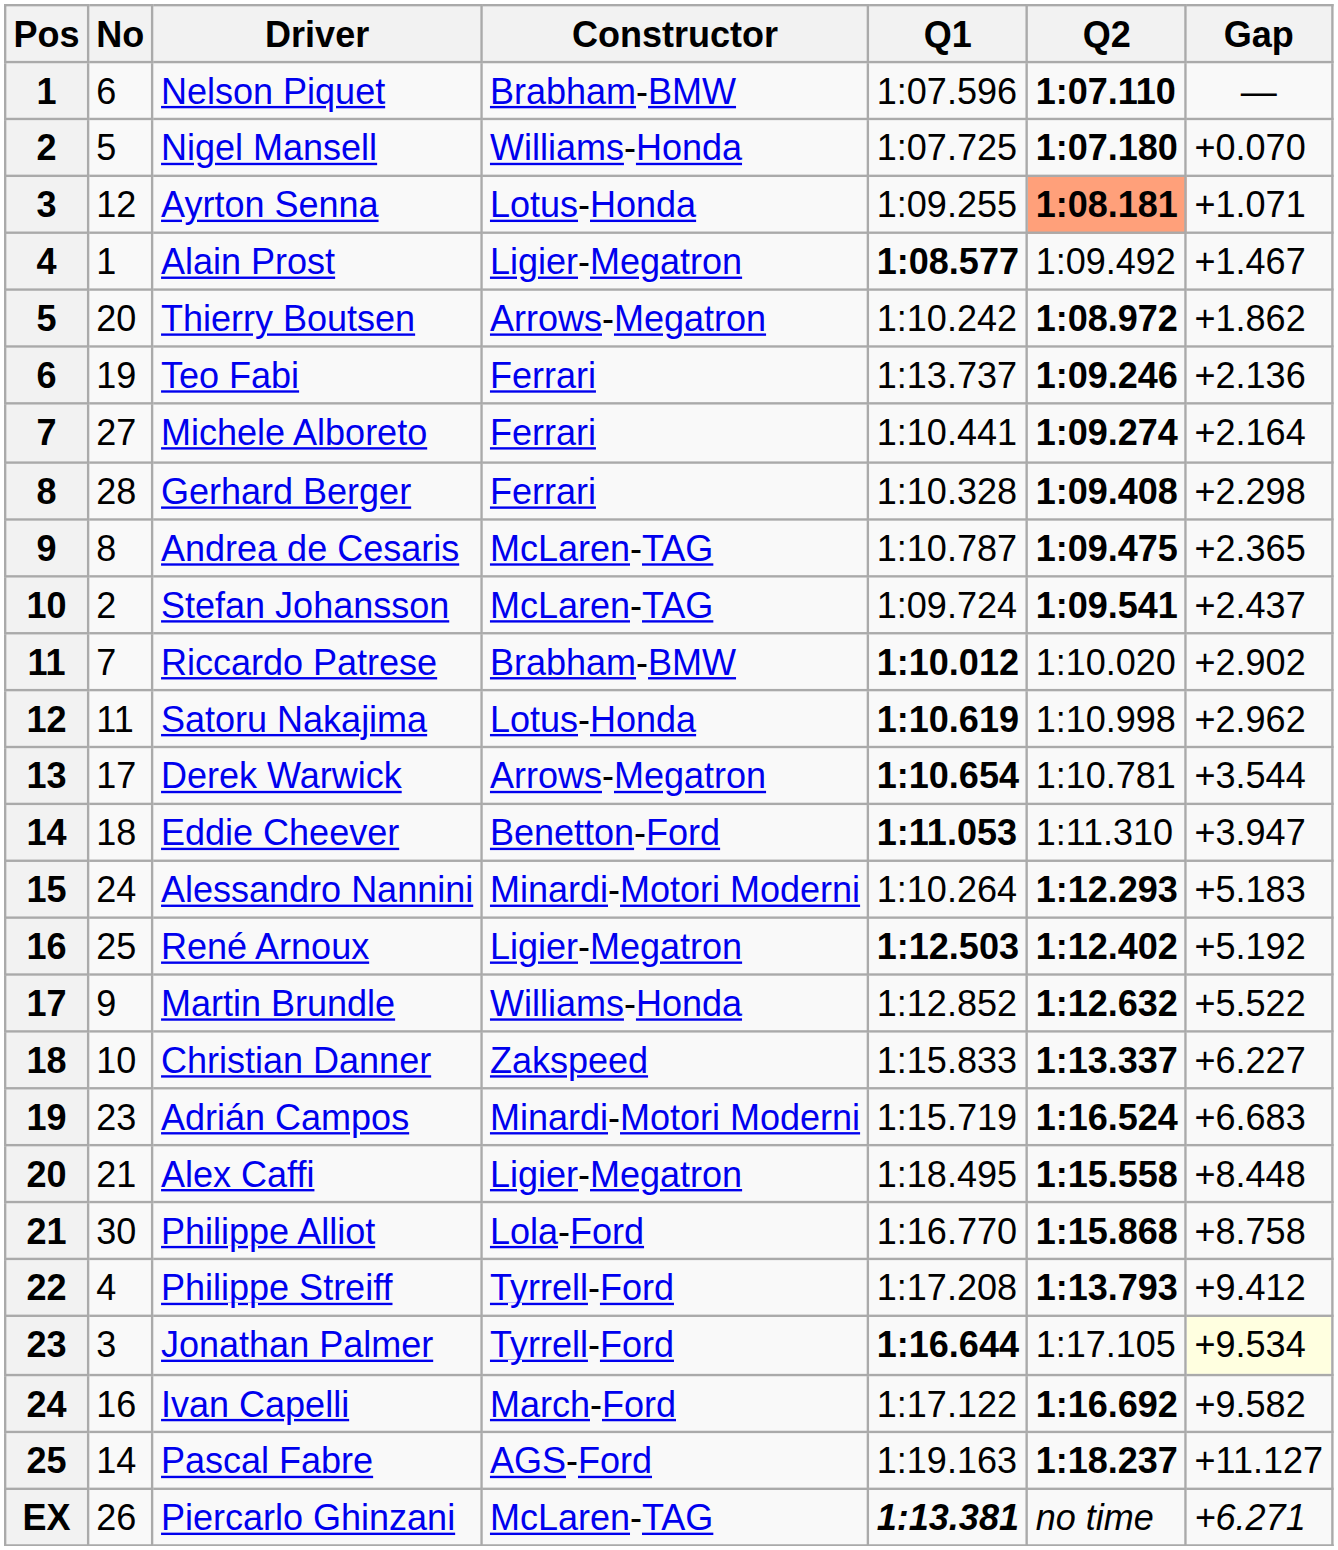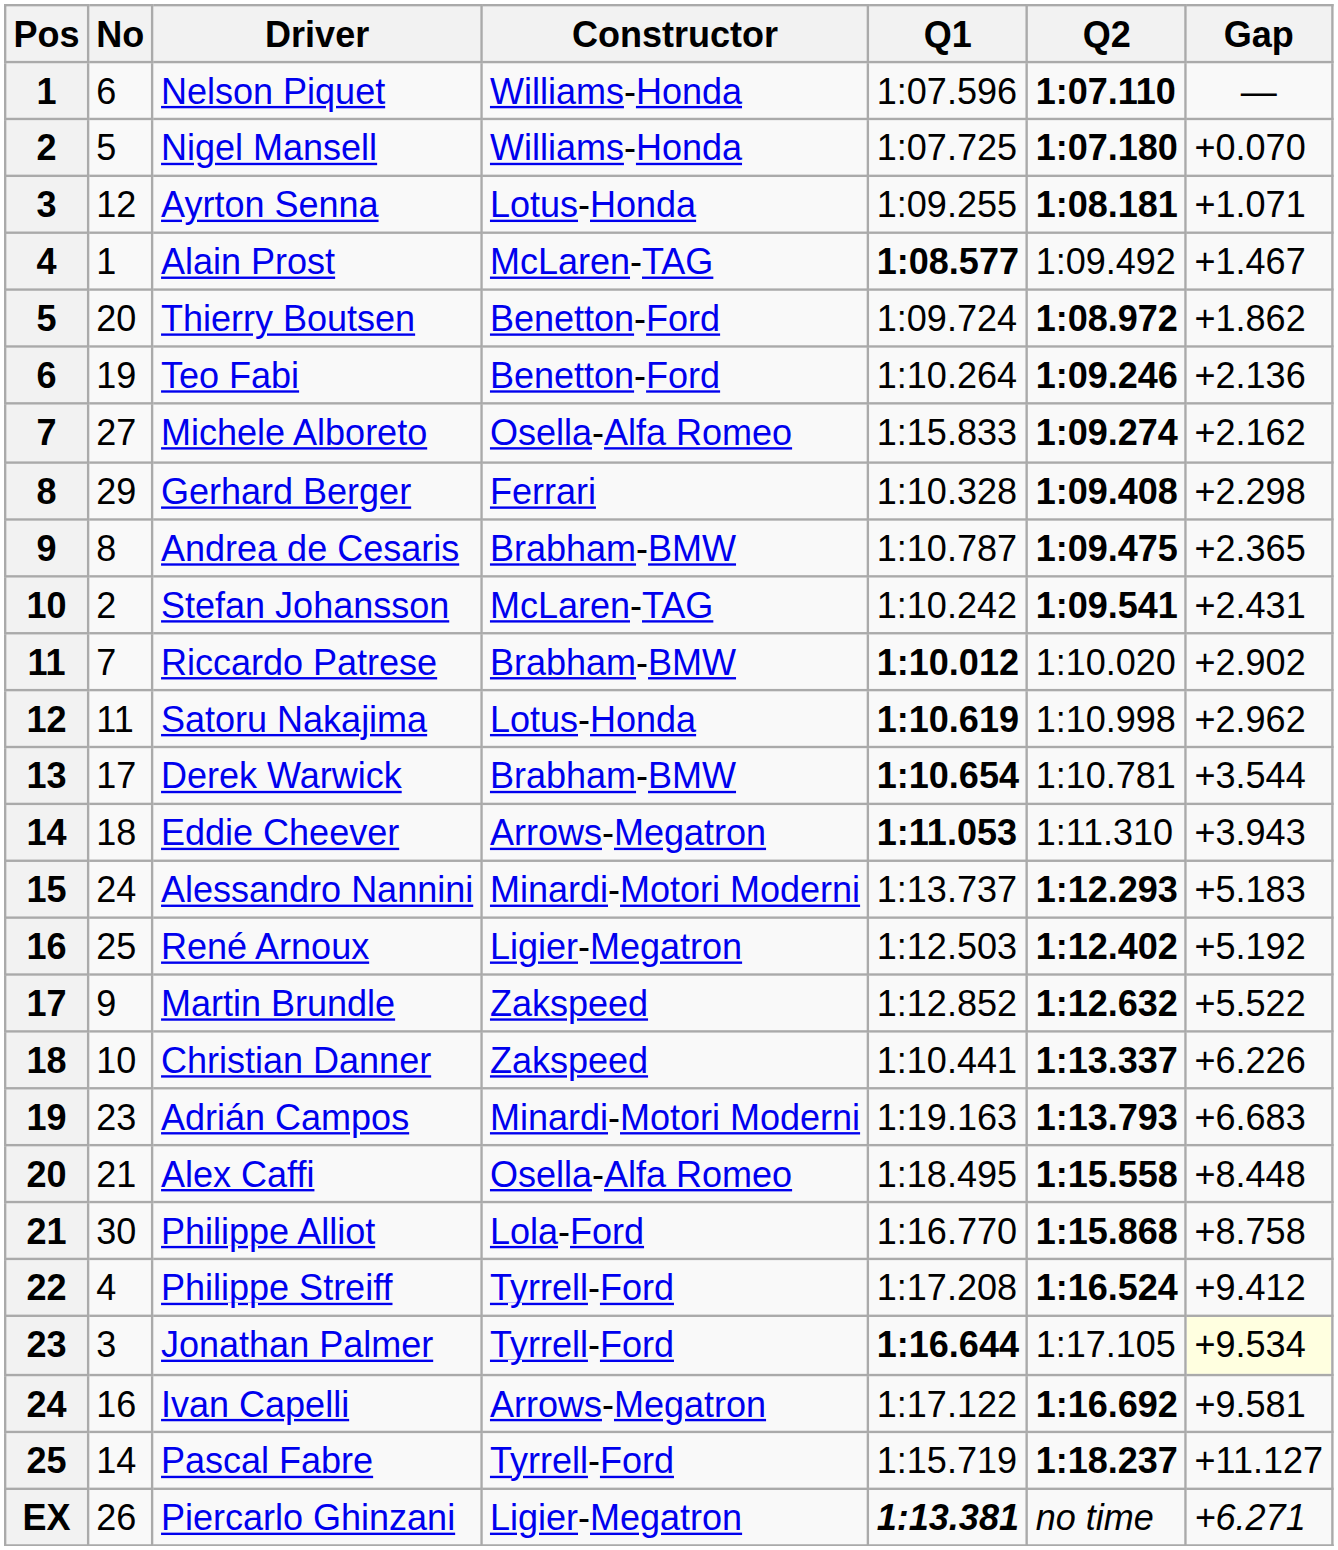(613, 91) Brabham-BMW -> (616, 91) Williams-Honda
(1107, 205) lightsalmon background -> (1107, 205) no background
(616, 262) Ligier-Megatron -> (602, 262) McLaren-TAG
(628, 319) Arrows-Megatron -> (605, 319) Benetton-Ford
(947, 319) 1:10.242 -> (947, 319) 1:09.724
(543, 376) Ferrari -> (605, 376) Benetton-Ford
(947, 376) 1:13.737 -> (947, 376) 1:10.264
(543, 433) Ferrari -> (641, 433) Osella-Alfa Romeo
(947, 433) 1:10.441 -> (947, 433) 1:15.833
(1250, 433) +2.164 -> (1250, 433) +2.162
(116, 490) 28 -> (116, 490) 29
(602, 547) McLaren-TAG -> (613, 547) Brabham-BMW
(947, 604) 1:09.724 -> (947, 604) 1:10.242
(1250, 604) +2.437 -> (1250, 604) +2.431
(628, 775) Arrows-Megatron -> (613, 775) Brabham-BMW
(605, 832) Benetton-Ford -> (628, 832) Arrows-Megatron
(1250, 832) +3.947 -> (1250, 832) +3.943
(947, 889) 1:10.264 -> (947, 889) 1:13.737
(948, 946) bold -> (947, 946) normal
(616, 1003) Williams-Honda -> (569, 1003) Zakspeed
(947, 1060) 1:15.833 -> (947, 1060) 1:10.441
(1250, 1060) +6.227 -> (1250, 1060) +6.226
(947, 1117) 1:15.719 -> (947, 1117) 1:19.163
(1107, 1117) 1:16.524 -> (1107, 1117) 1:13.793
(616, 1174) Ligier-Megatron -> (641, 1174) Osella-Alfa Romeo
(1107, 1289) 1:13.793 -> (1107, 1289) 1:16.524
(583, 1403) March-Ford -> (628, 1403) Arrows-Megatron
(1250, 1403) +9.582 -> (1250, 1403) +9.581
(571, 1460) AGS-Ford -> (582, 1460) Tyrrell-Ford
(947, 1460) 1:19.163 -> (947, 1460) 1:15.719
(602, 1517) McLaren-TAG -> (616, 1517) Ligier-Megatron
